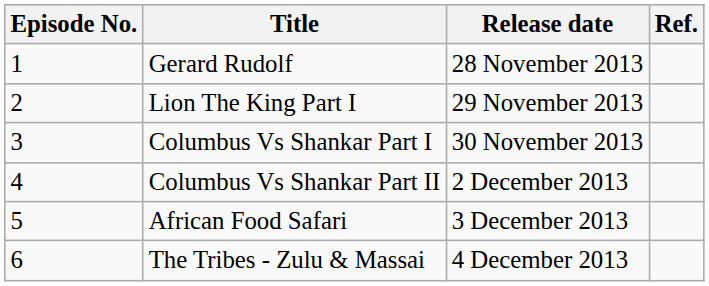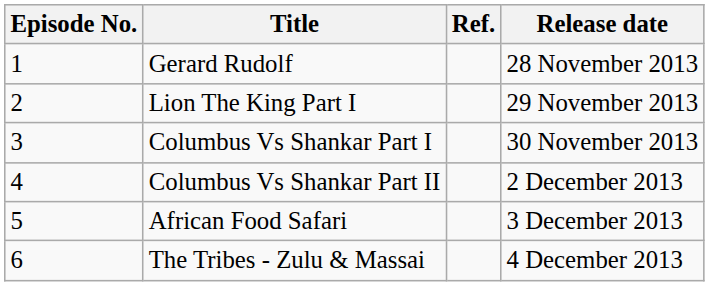columns swapped: (547, 24) <-> (676, 24)
